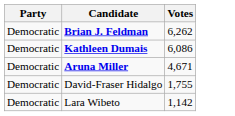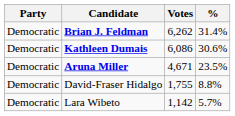+ column: (213, 13)
